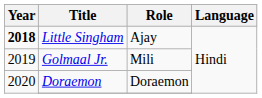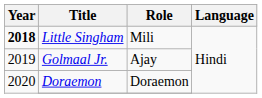(143, 37) Ajay -> (142, 37) Mili
(142, 59) Mili -> (143, 59) Ajay
